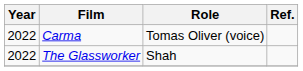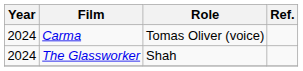(22, 35) 2022 -> (22, 35) 2024
(22, 55) 2022 -> (22, 55) 2024
